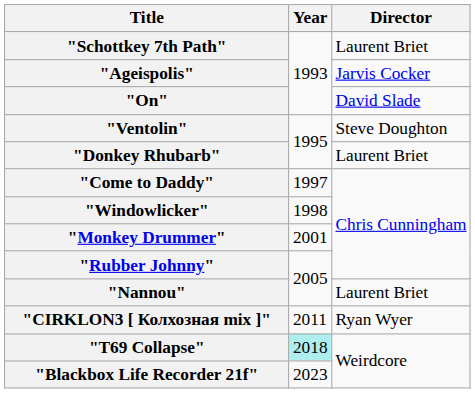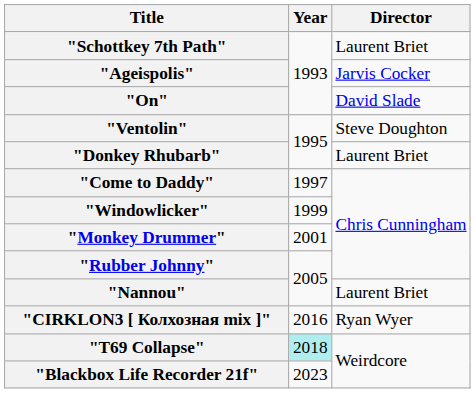(310, 210) 1998 -> (310, 210) 1999
(310, 319) 2011 -> (310, 319) 2016
